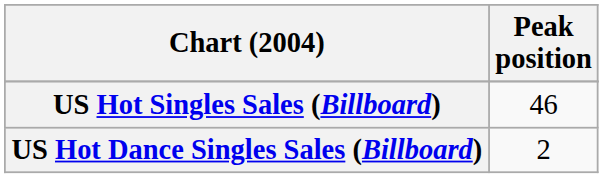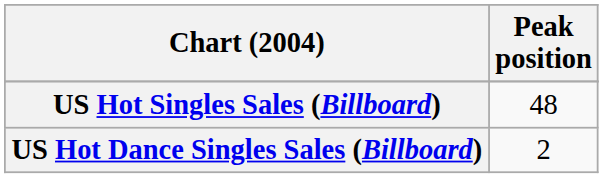(544, 104) 46 -> (544, 104) 48
